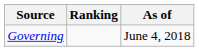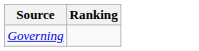- column: (157, 14)
